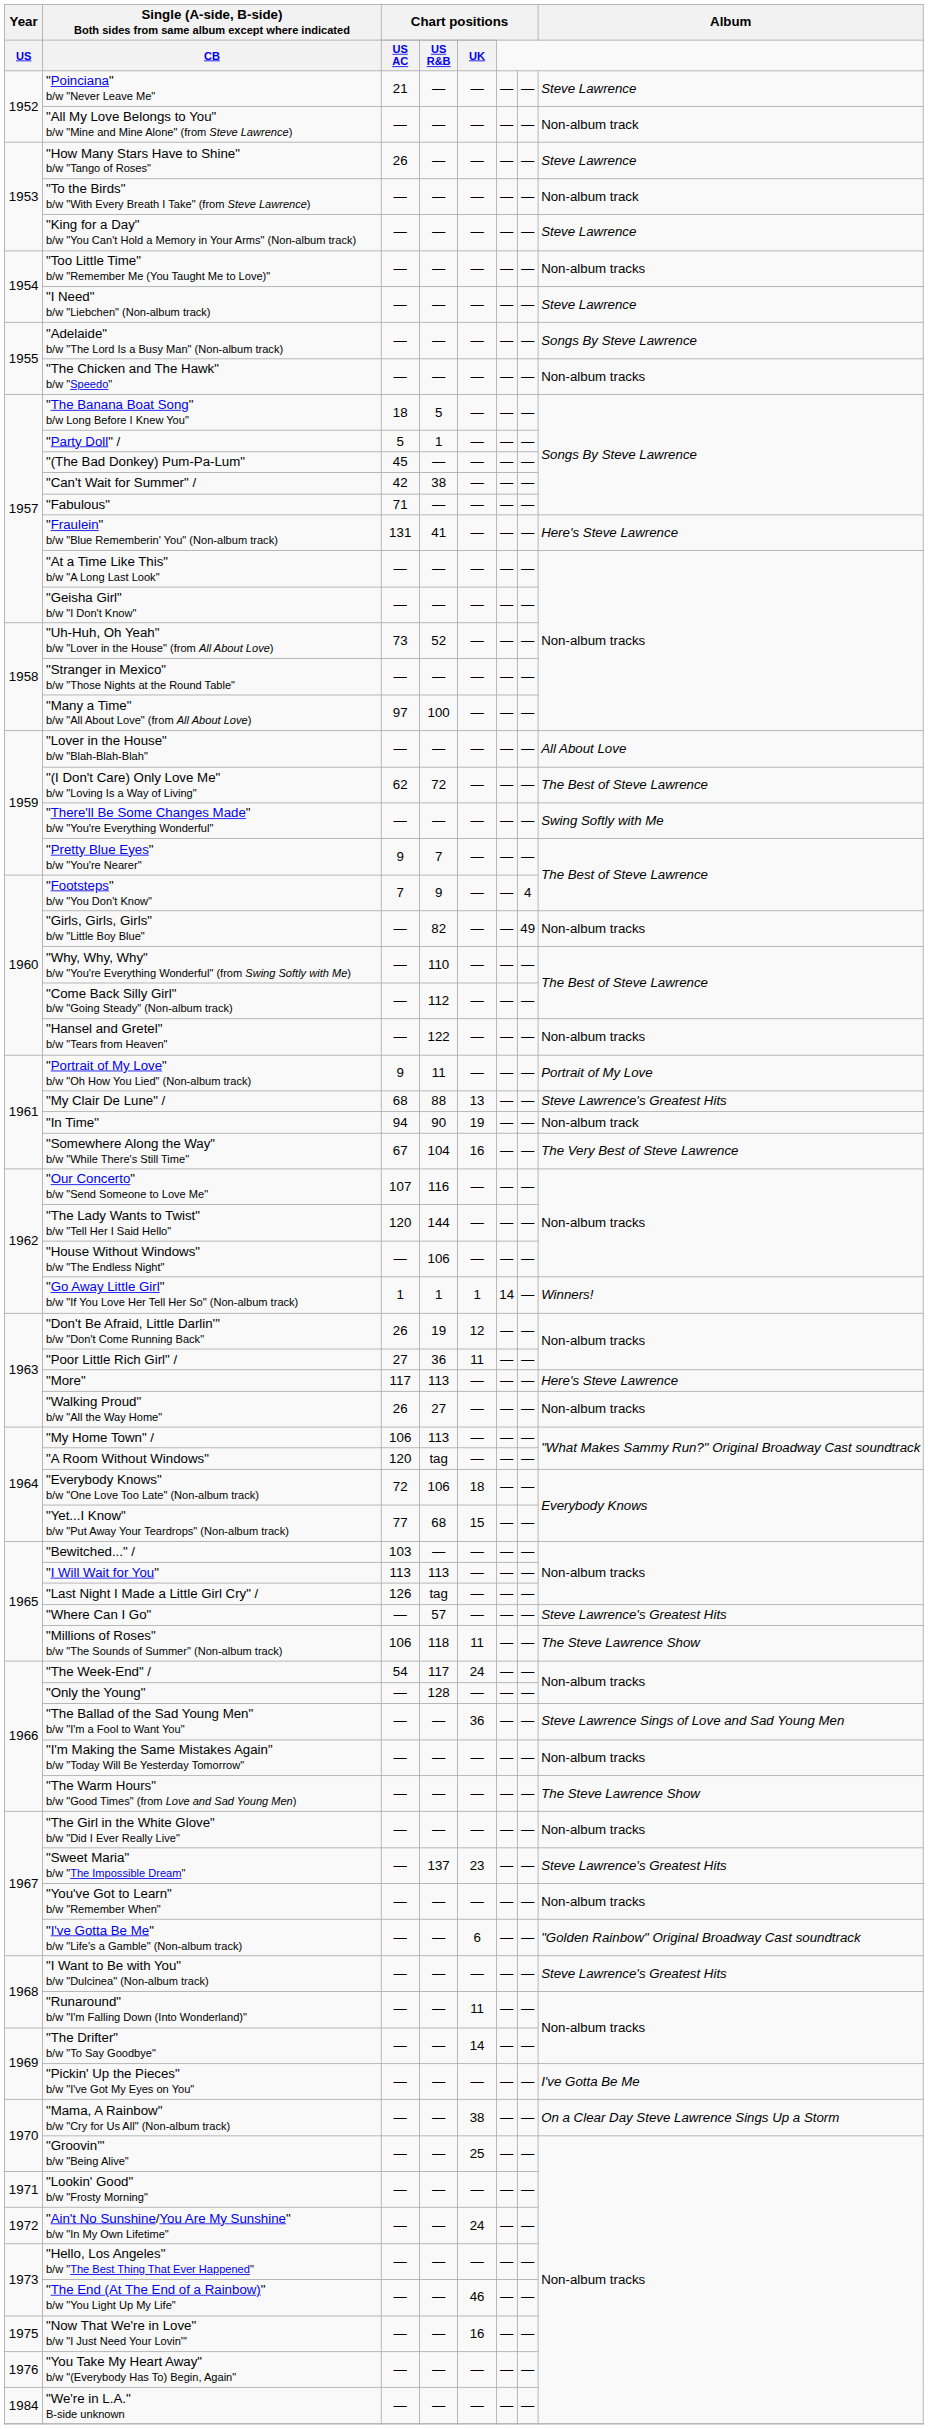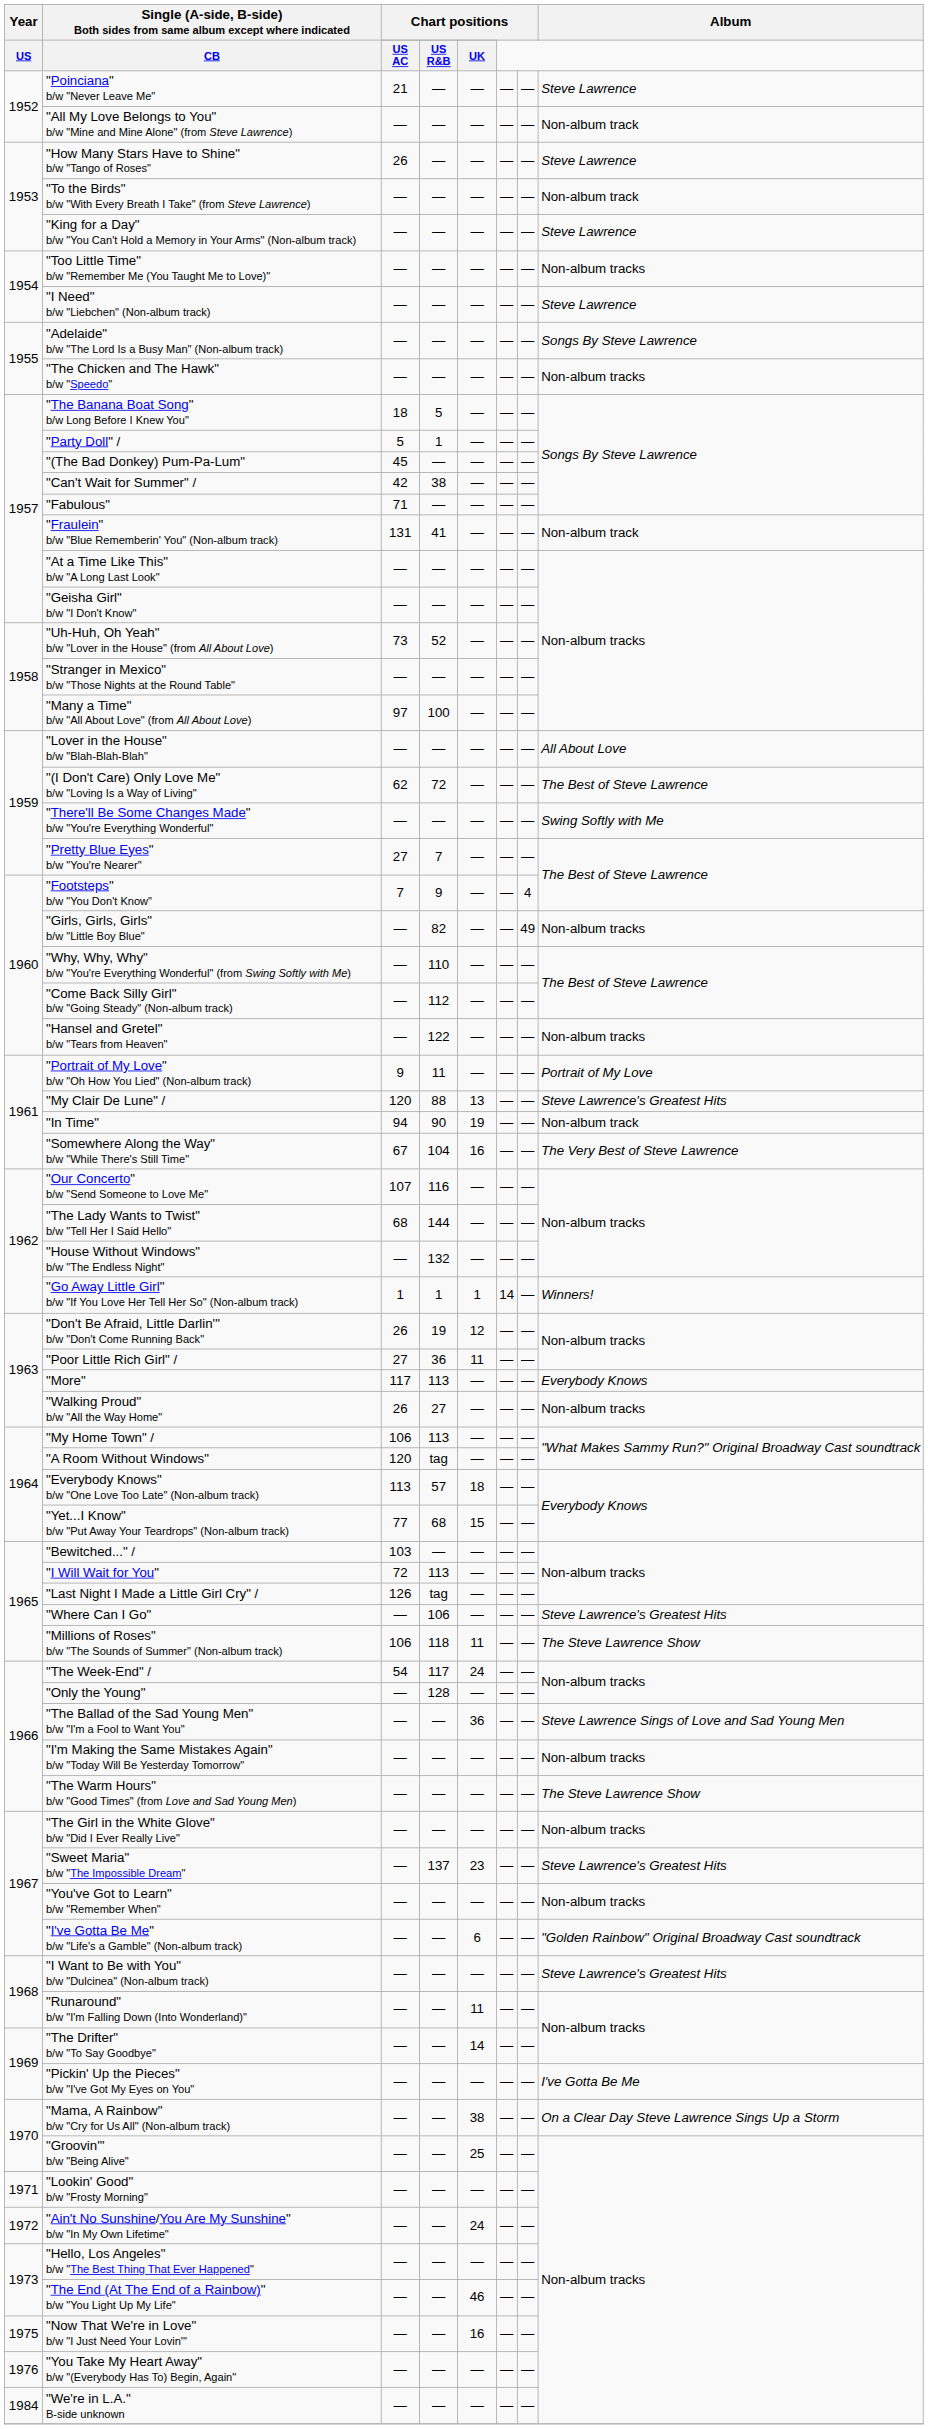(610, 532) Here's Steve Lawrence -> (590, 532) Non-album track
(400, 856) 9 -> (400, 856) 27
(400, 1101) 68 -> (400, 1101) 120
(400, 1223) 120 -> (400, 1223) 68
(439, 1259) 106 -> (439, 1259) 132
(610, 1380) Here's Steve Lawrence -> (594, 1380) Everybody Knows
(400, 1487) 72 -> (400, 1487) 113
(439, 1487) 106 -> (439, 1487) 57
(400, 1572) 113 -> (400, 1572) 72
(439, 1615) 57 -> (439, 1615) 106
